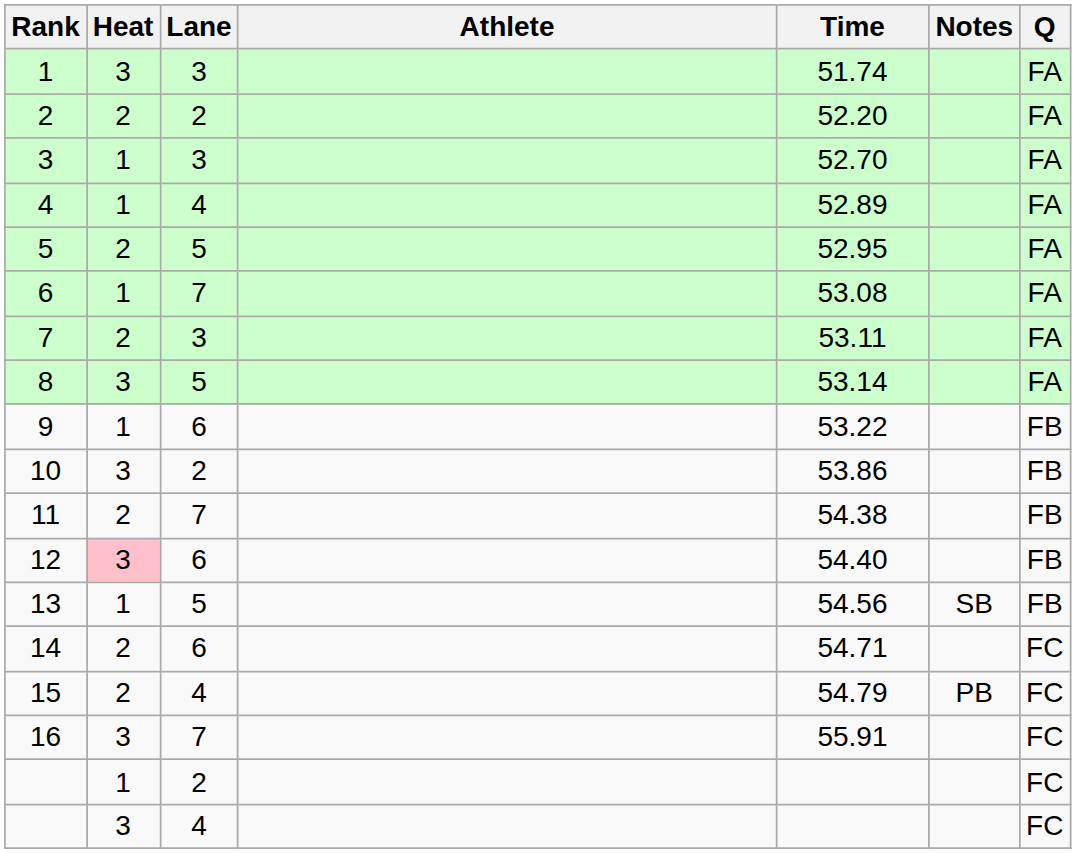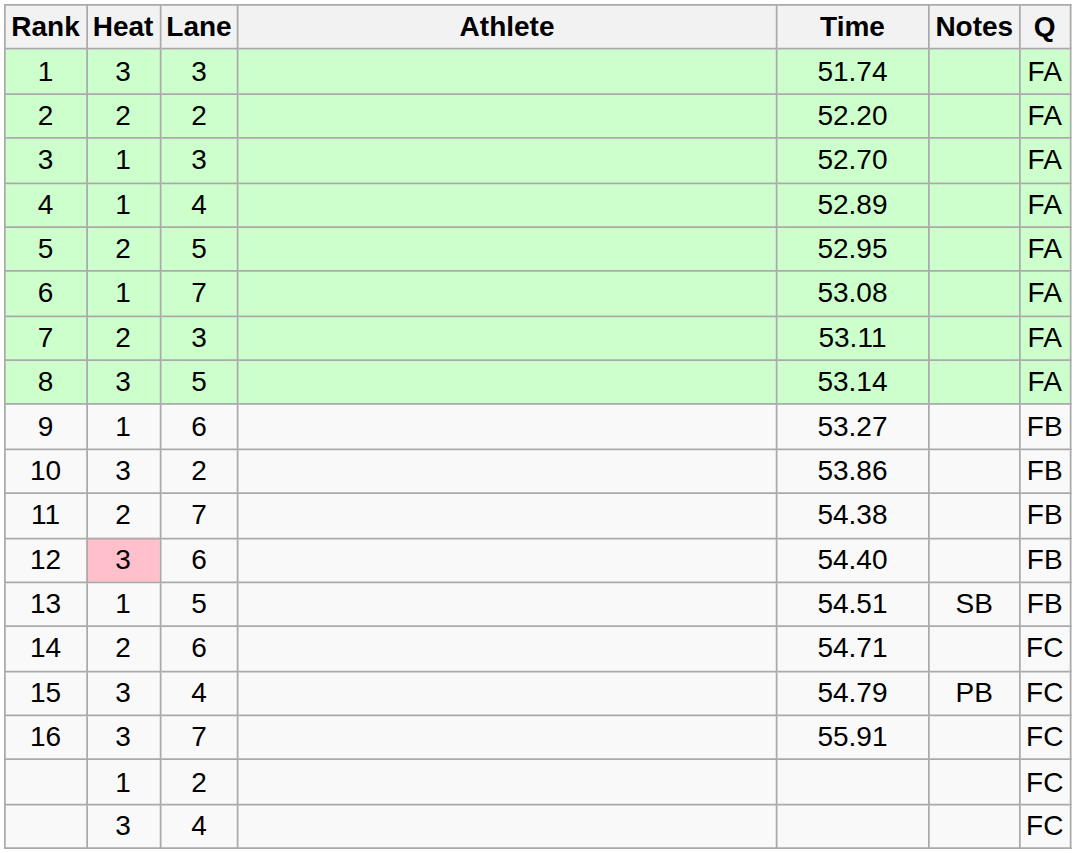(852, 426) 53.22 -> (852, 426) 53.27
(852, 603) 54.56 -> (852, 603) 54.51
(123, 692) 2 -> (123, 692) 3
